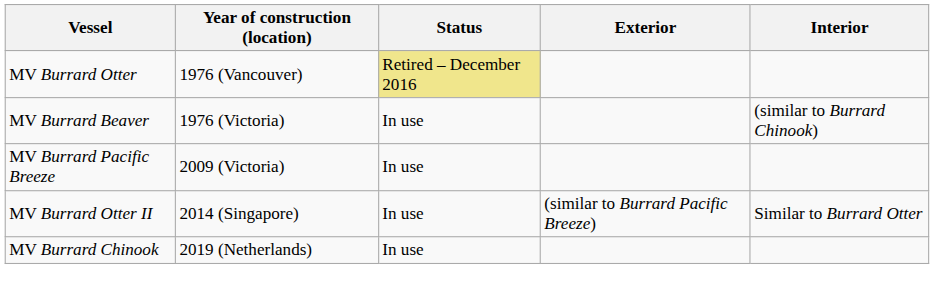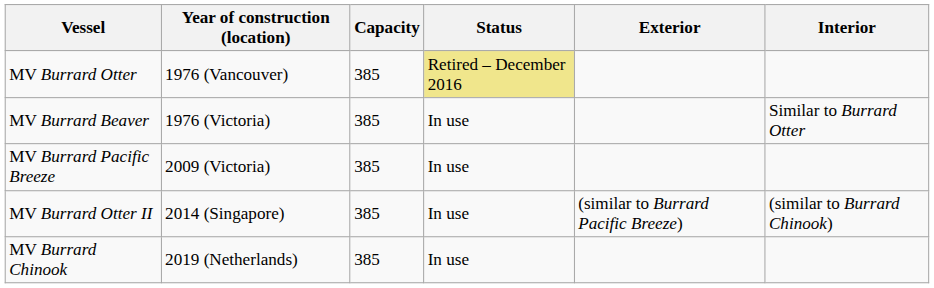+ column: (387, 27)
(820, 120) (similar to Burrard Chinook) -> (833, 120) Similar to Burrard Otter
(838, 213) Similar to Burrard Otter -> (834, 213) (similar to Burrard Chinook)
